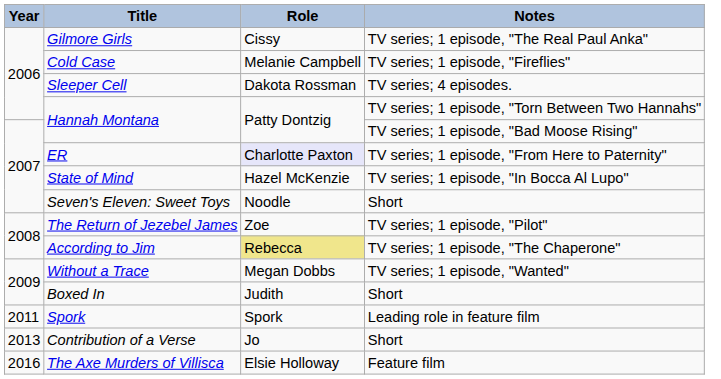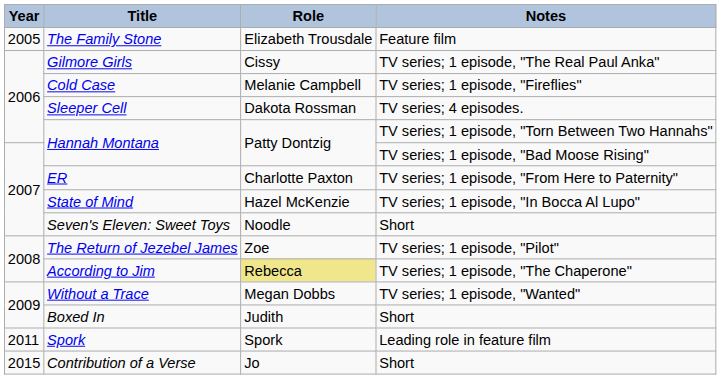+ row: (104, 39)
(299, 155) lavender background -> (299, 178) no background
(24, 340) 2013 -> (24, 363) 2015
- row: (135, 363)
